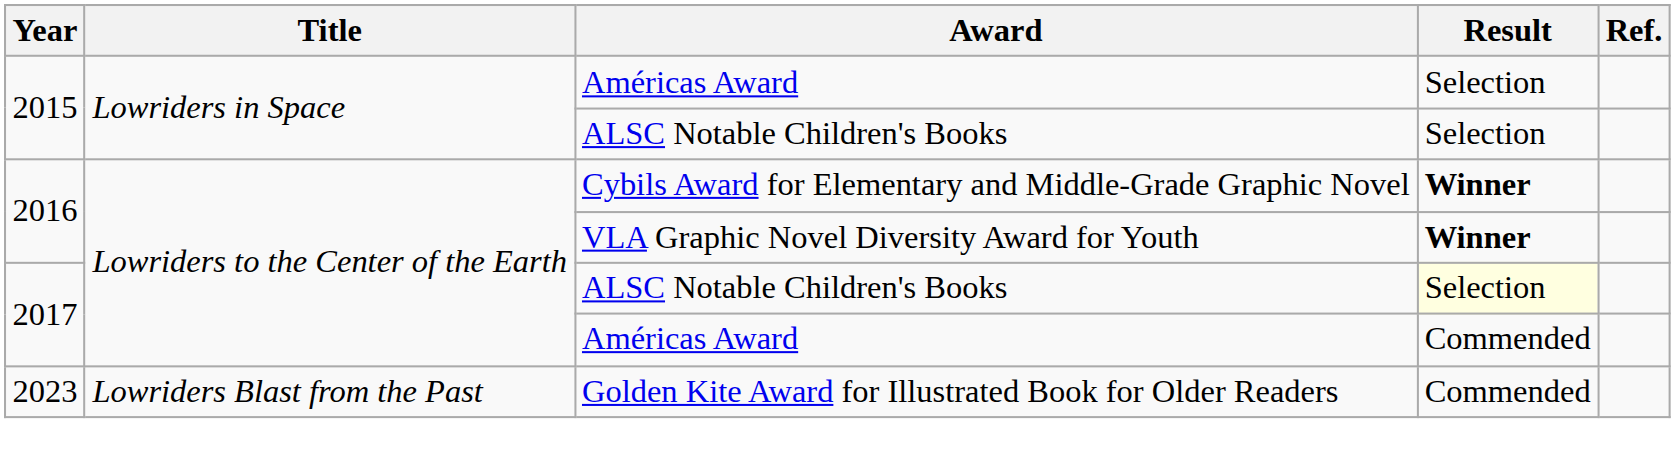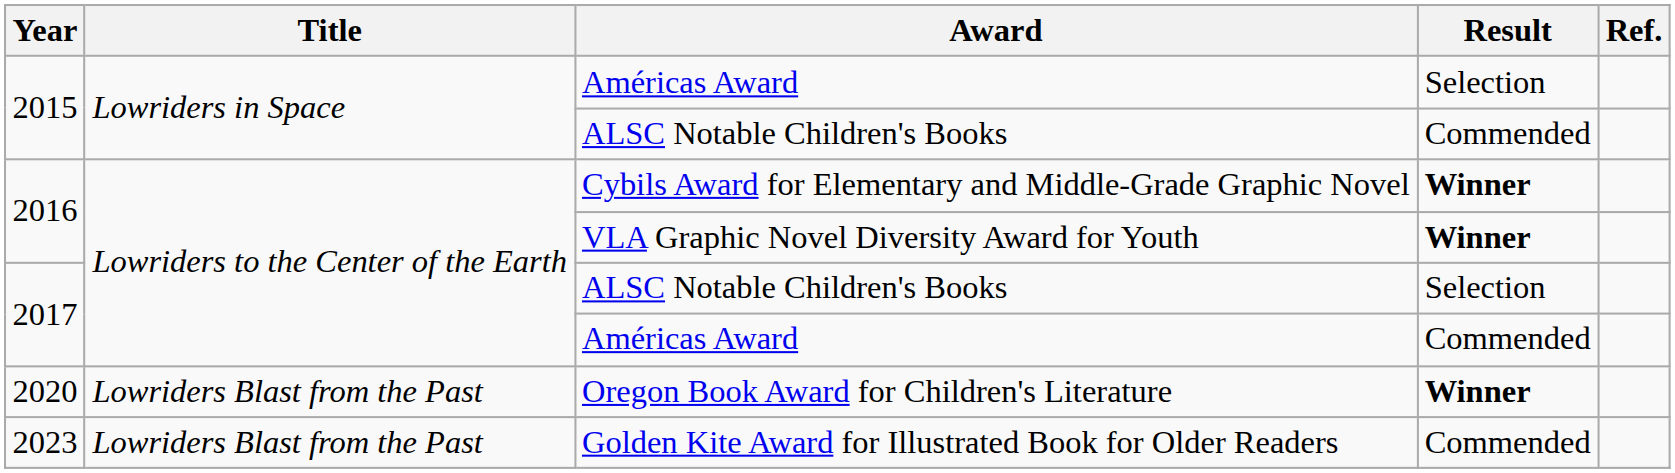(1485, 133) Selection -> (1508, 133) Commended
(1485, 287) lightyellow background -> (1485, 287) no background
+ row: (45, 390)
